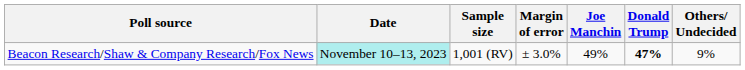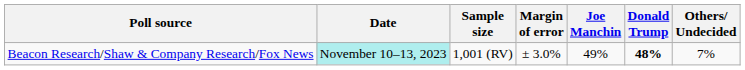(648, 53) 47% -> (648, 53) 48%
(706, 53) 9% -> (706, 53) 7%
